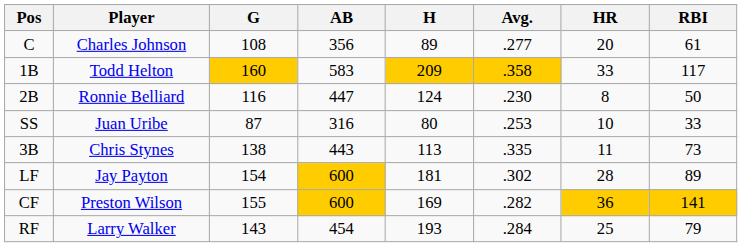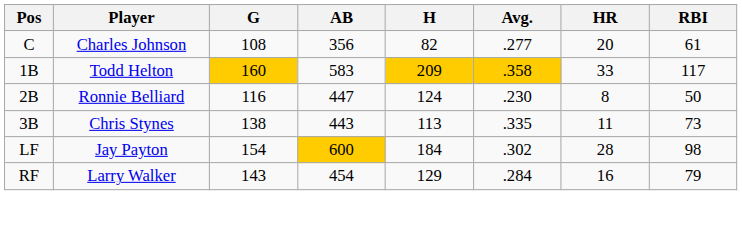(429, 44) 89 -> (429, 44) 82
- row: (29, 123)
(429, 176) 181 -> (429, 149) 184
(693, 176) 89 -> (693, 149) 98
- row: (29, 202)
(429, 228) 193 -> (429, 176) 129
(605, 228) 25 -> (605, 176) 16
